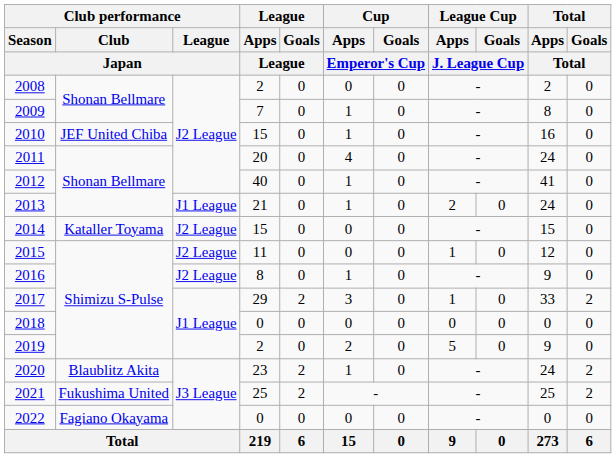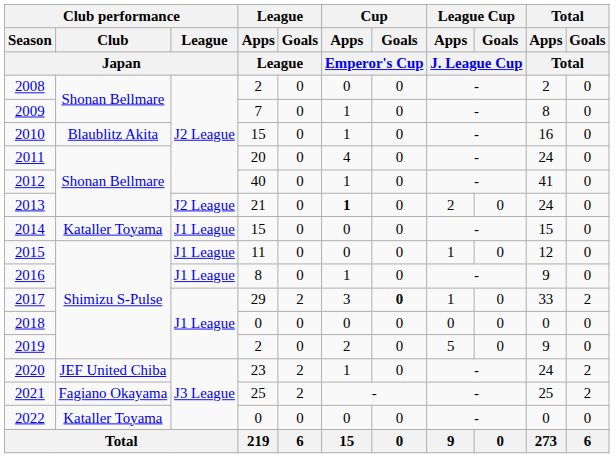(114, 134) JEF United Chiba -> (113, 134) Blaublitz Akita
(206, 205) J1 League -> (204, 205) J2 League
(348, 205) normal -> (347, 205) bold
(206, 228) J2 League -> (204, 228) J1 League
(206, 252) J2 League -> (204, 252) J1 League
(206, 275) J2 League -> (204, 275) J1 League
(401, 299) normal -> (399, 299) bold
(114, 370) Blaublitz Akita -> (113, 370) JEF United Chiba
(114, 393) Fukushima United -> (113, 393) Fagiano Okayama
(114, 417) Fagiano Okayama -> (113, 417) Kataller Toyama
